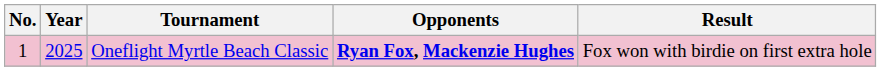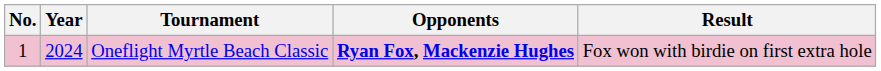(64, 50) 2025 -> (64, 50) 2024
